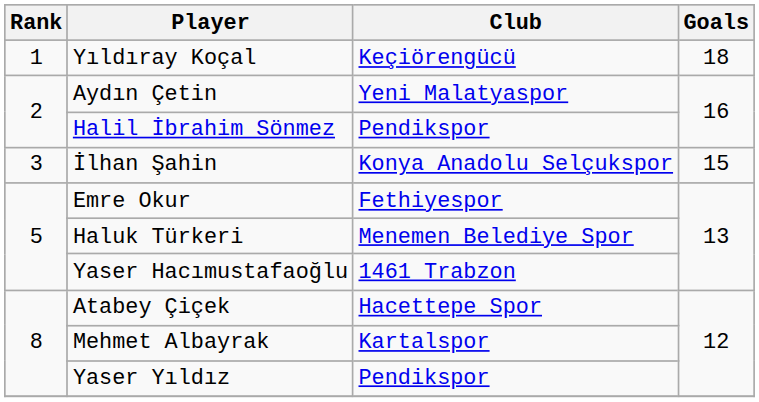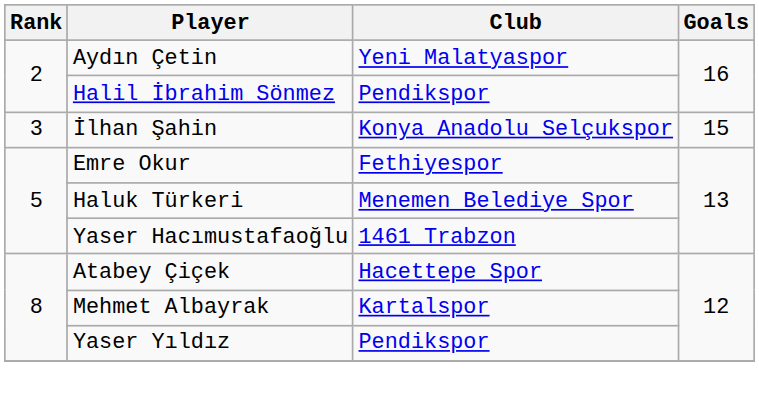- row: (165, 58)
